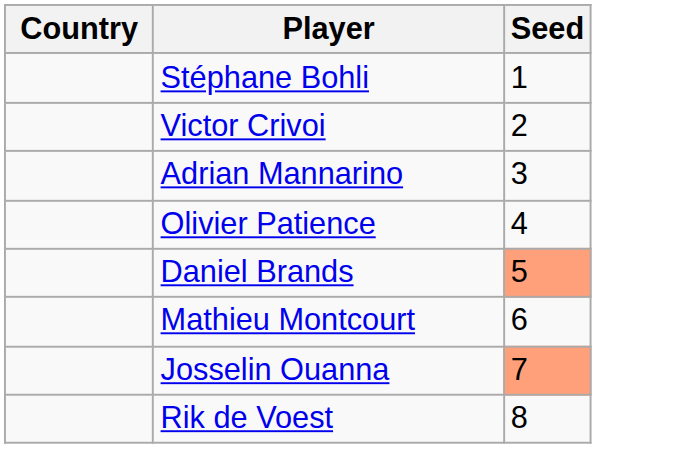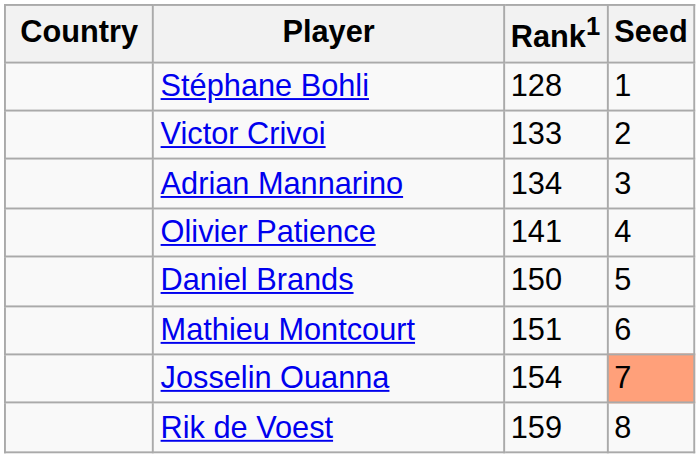+ column: (555, 33)
(519, 272) lightsalmon background -> (623, 280) no background
